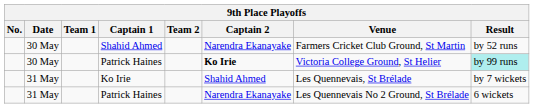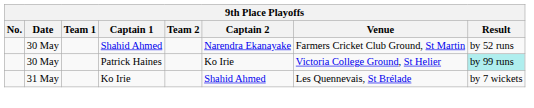(220, 62) bold -> (219, 62) normal
- row: (43, 95)
